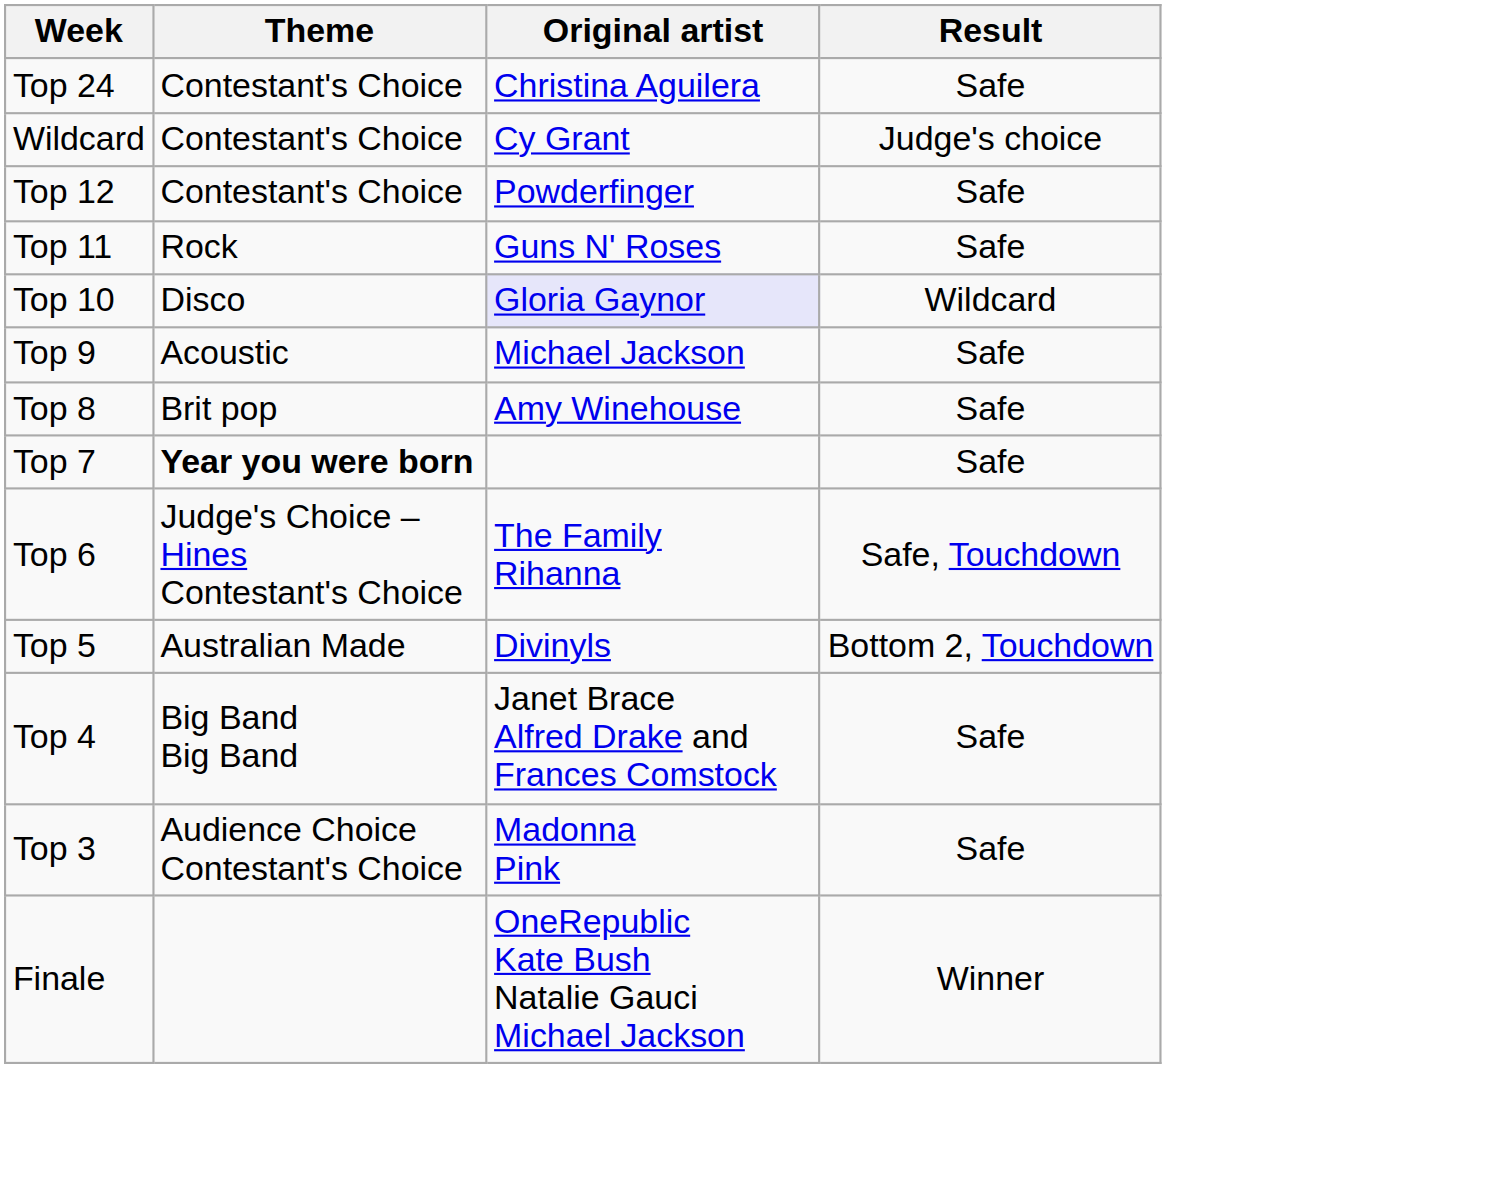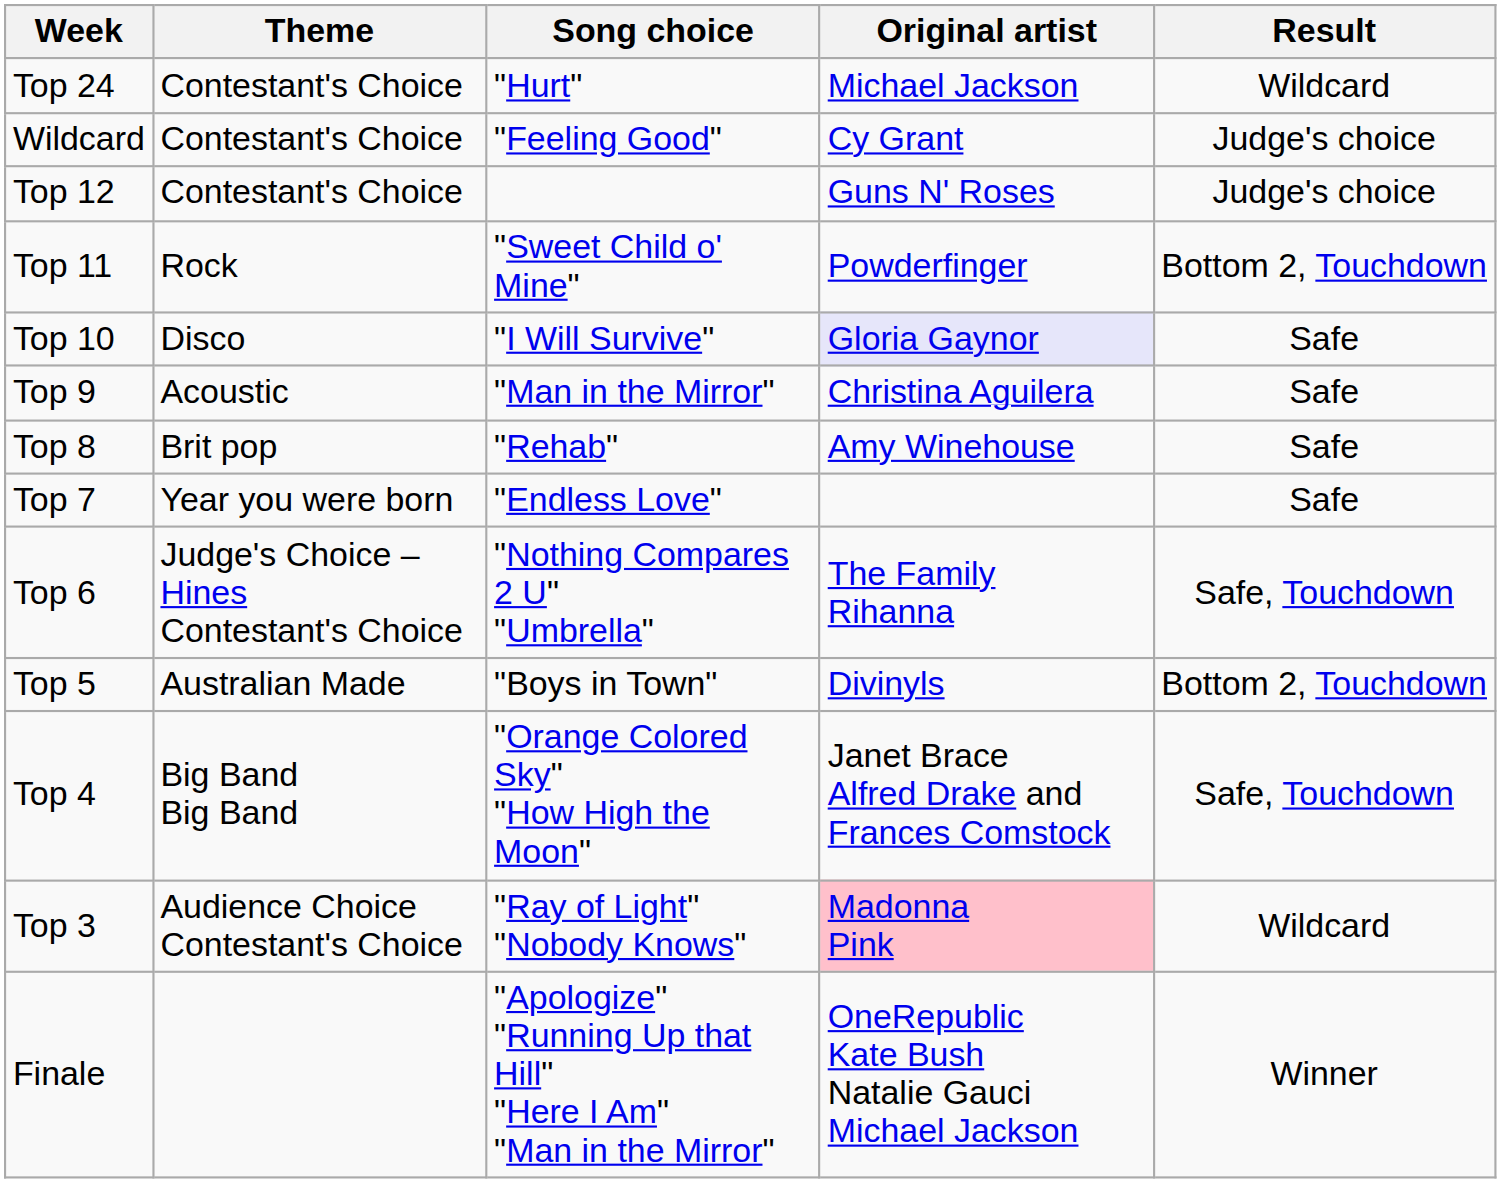+ column: (653, 31)
(627, 85) Christina Aguilera -> (953, 85) Michael Jackson
(991, 85) Safe -> (1324, 85) Wildcard
(594, 192) Powderfinger -> (941, 192) Guns N' Roses
(991, 192) Safe -> (1324, 192) Judge's choice
(608, 246) Guns N' Roses -> (928, 265) Powderfinger
(991, 246) Safe -> (1324, 265) Bottom 2, Touchdown
(991, 300) Wildcard -> (1324, 338) Safe
(619, 354) Michael Jackson -> (961, 392) Christina Aguilera
(317, 461) bold -> (307, 499) normal
(991, 737) Safe -> (1324, 794) Safe, Touchdown
(565, 848) no background -> (898, 924) pink background
(991, 848) Safe -> (1324, 924) Wildcard
